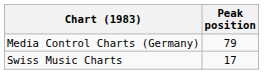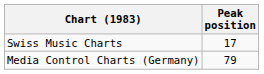rows swapped: (65, 60) <-> (103, 43)
